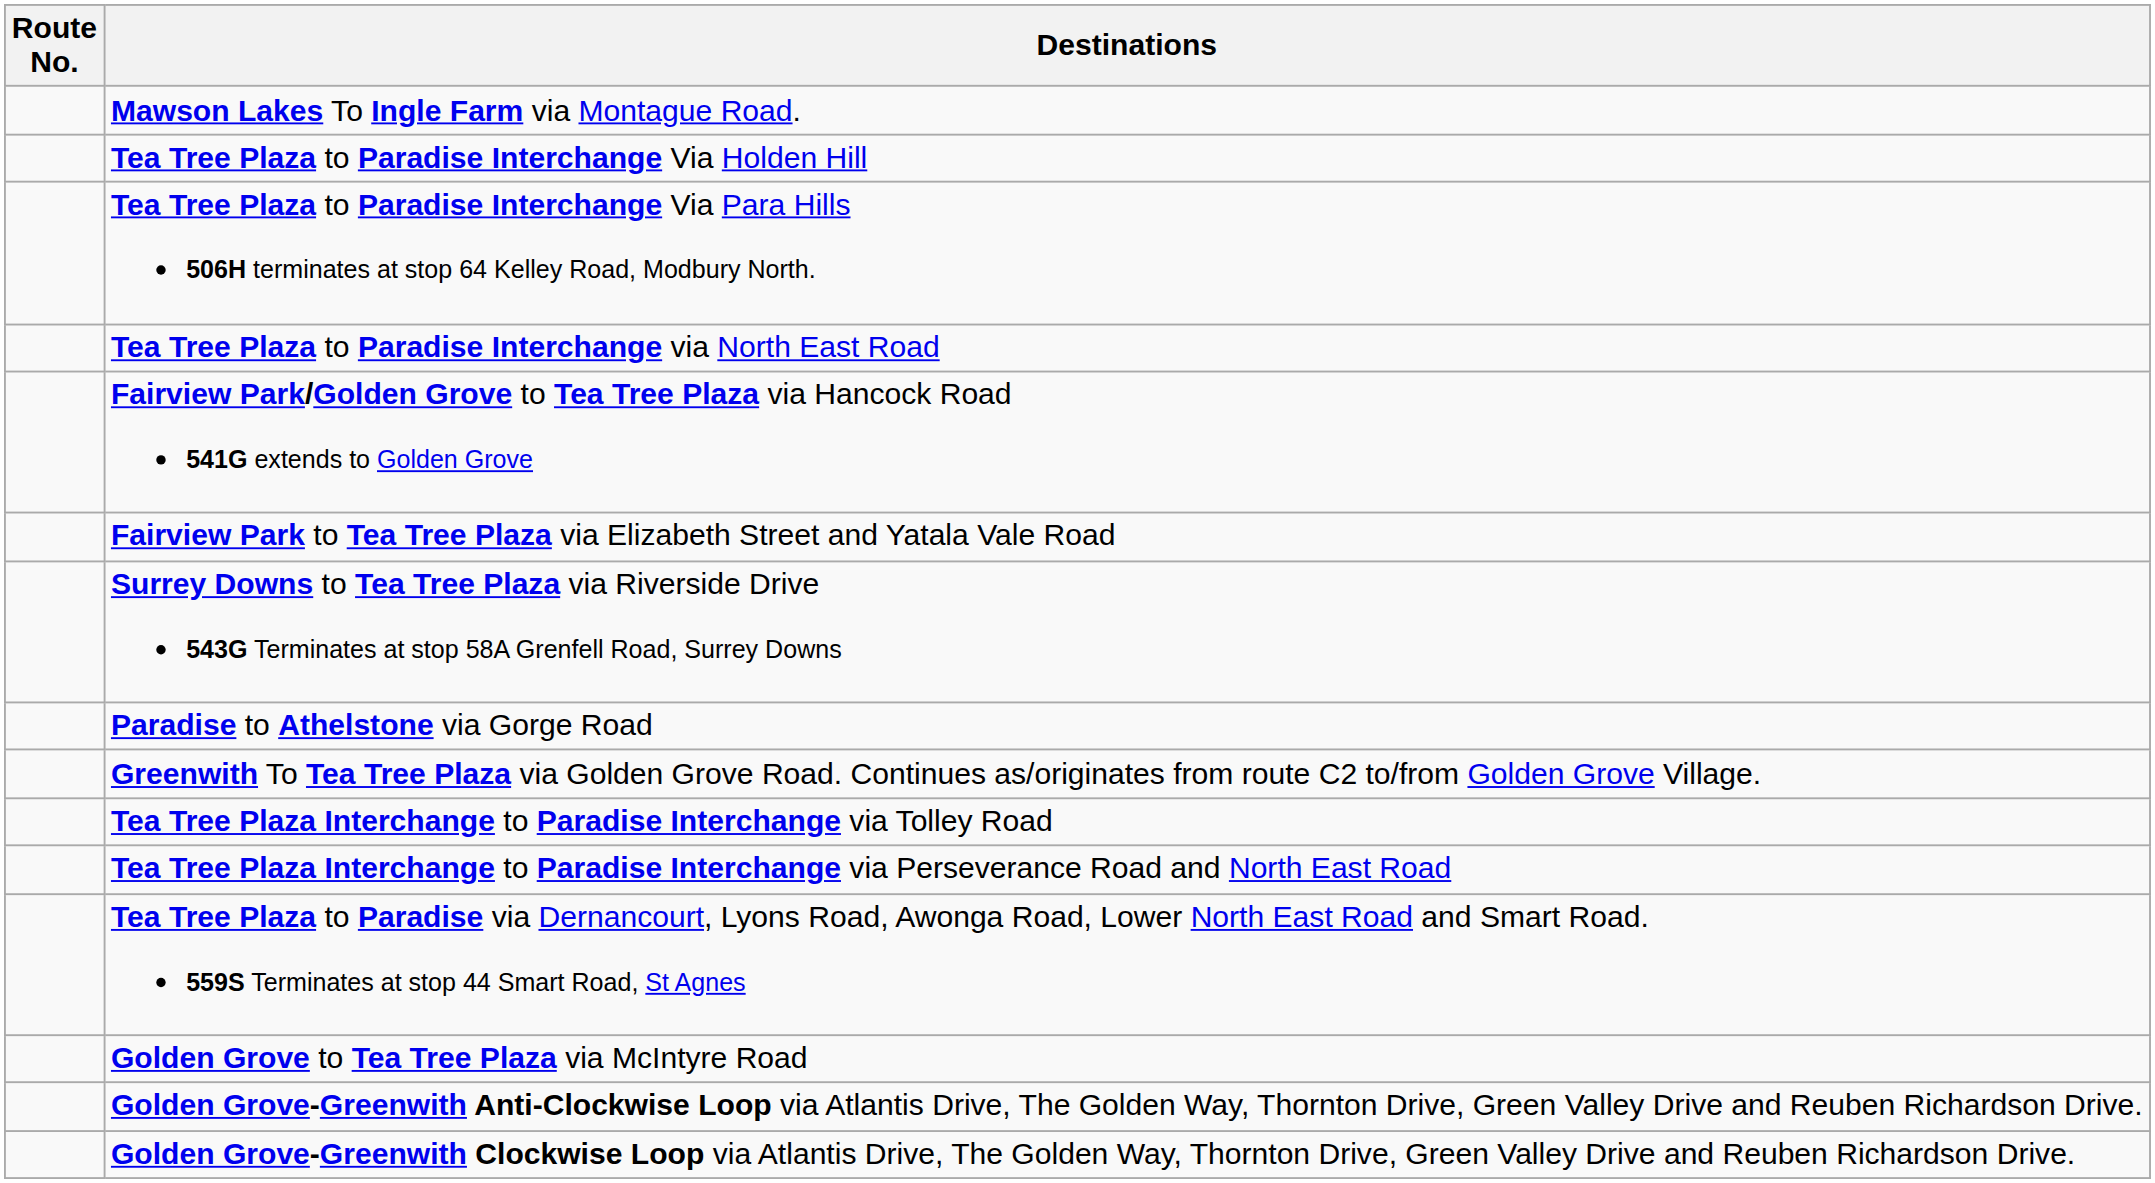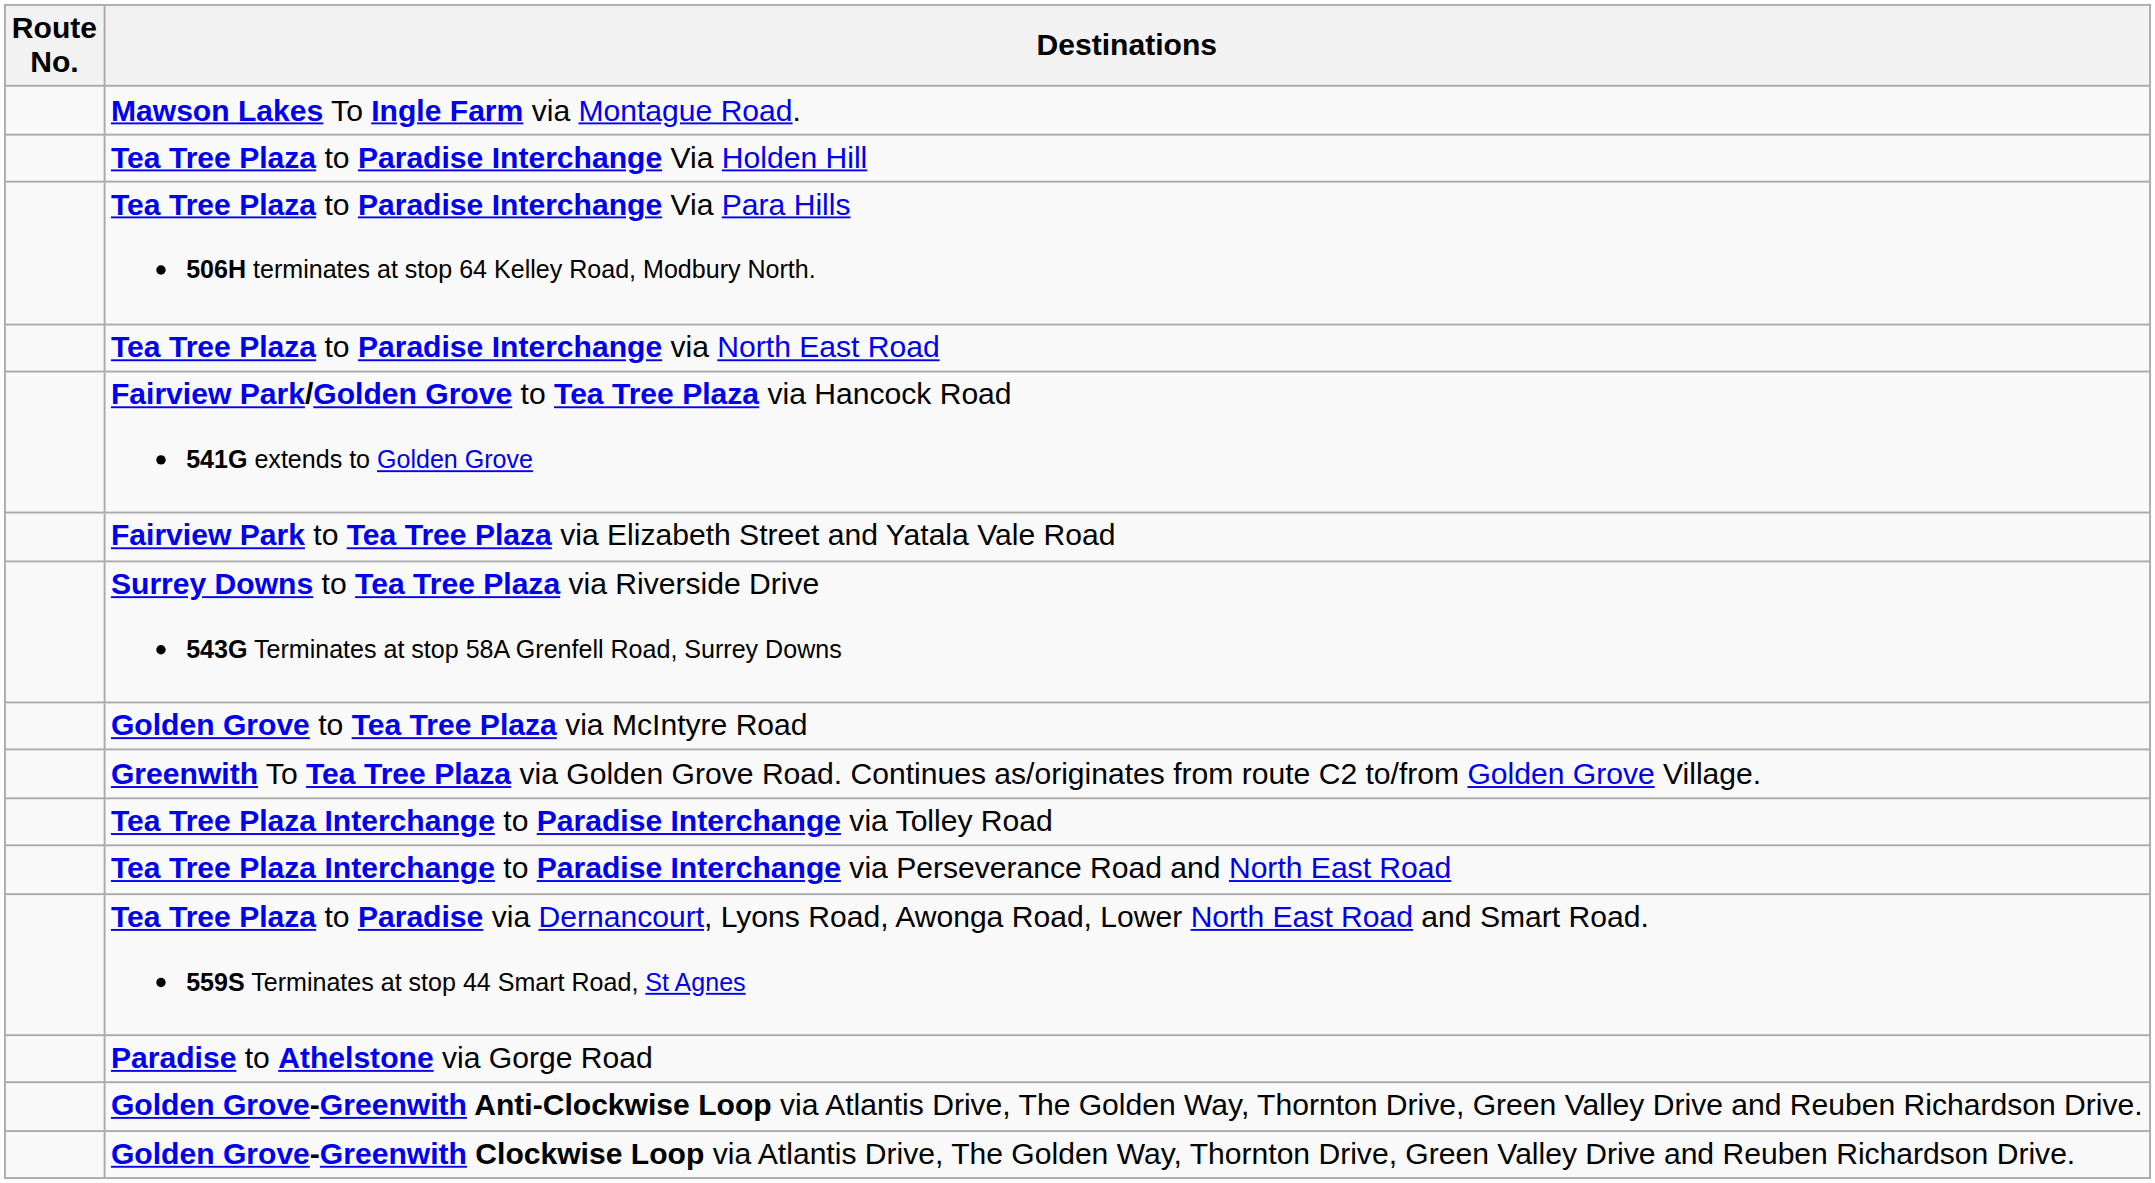rows swapped: (459, 1058) <-> (382, 725)
